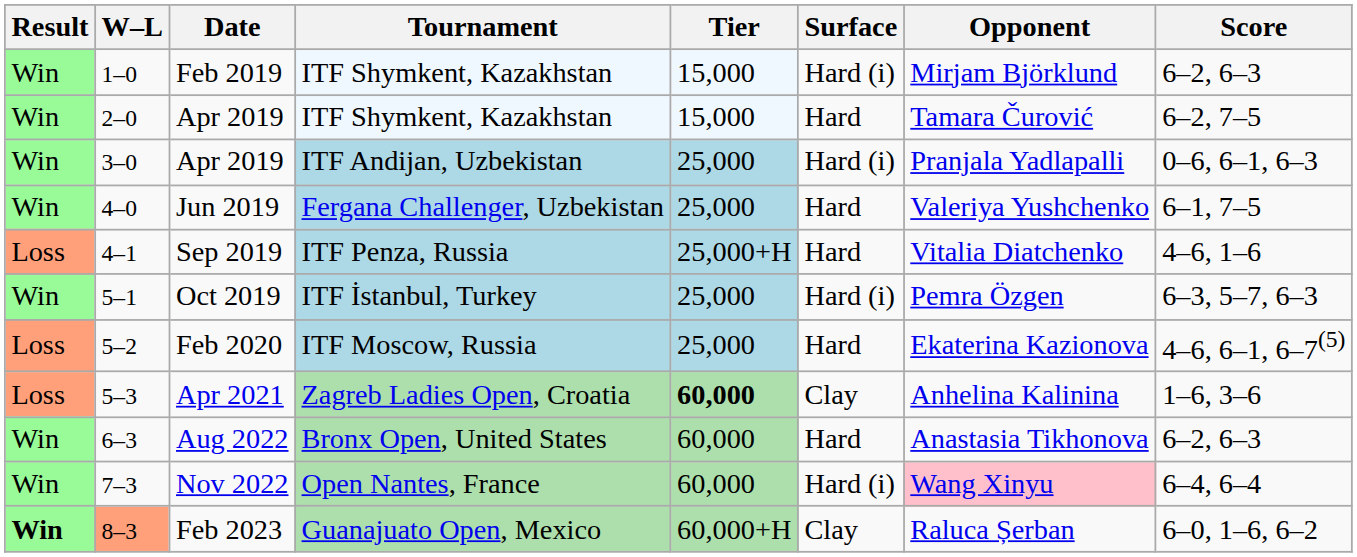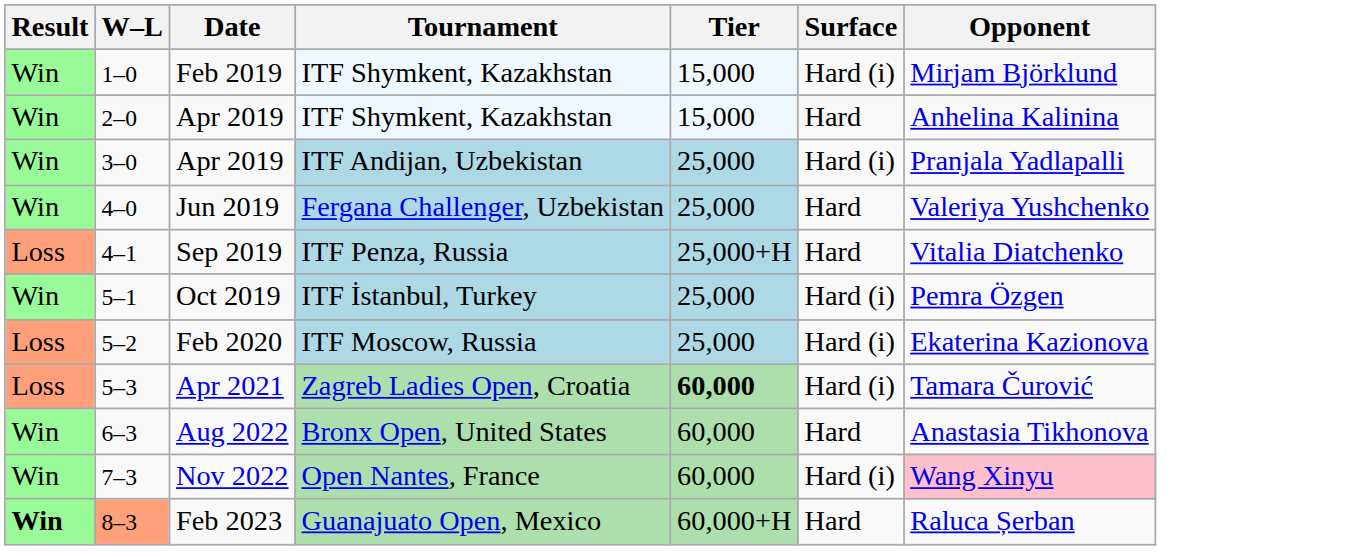- column: (1254, 26)
(1002, 116) Tamara Čurović -> (1015, 116) Anhelina Kalinina
(833, 345) Hard -> (850, 341) Hard (i)
(831, 393) Clay -> (850, 386) Hard (i)
(1015, 393) Anhelina Kalinina -> (1002, 386) Tamara Čurović
(831, 528) Clay -> (833, 521) Hard
